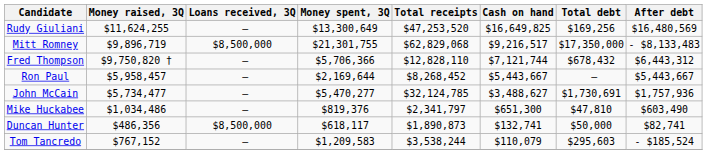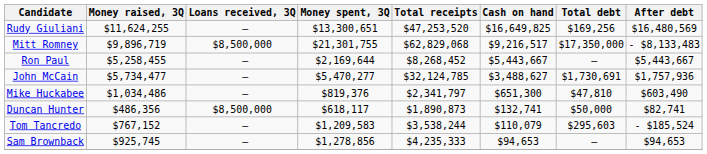(345, 29) $13,300,649 -> (345, 29) $13,300,651
- row: (45, 61)
(136, 77) $5,958,457 -> (136, 61) $5,258,455
+ row: (45, 141)
